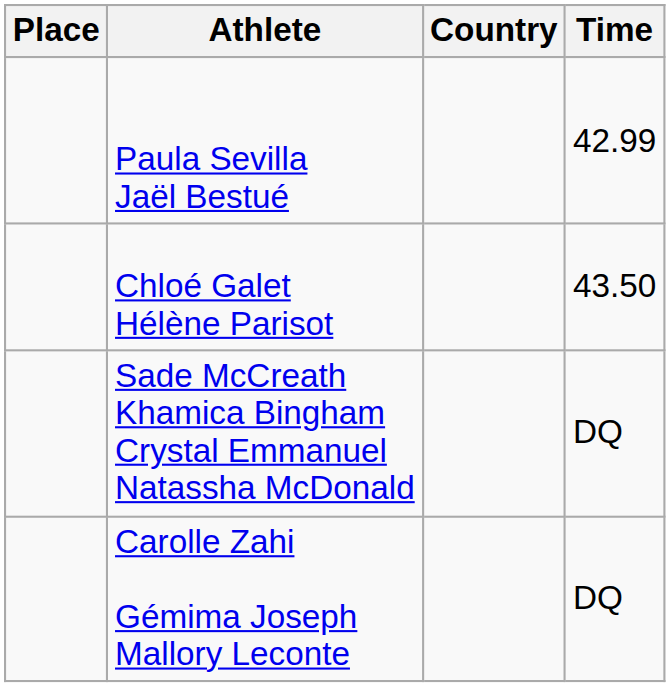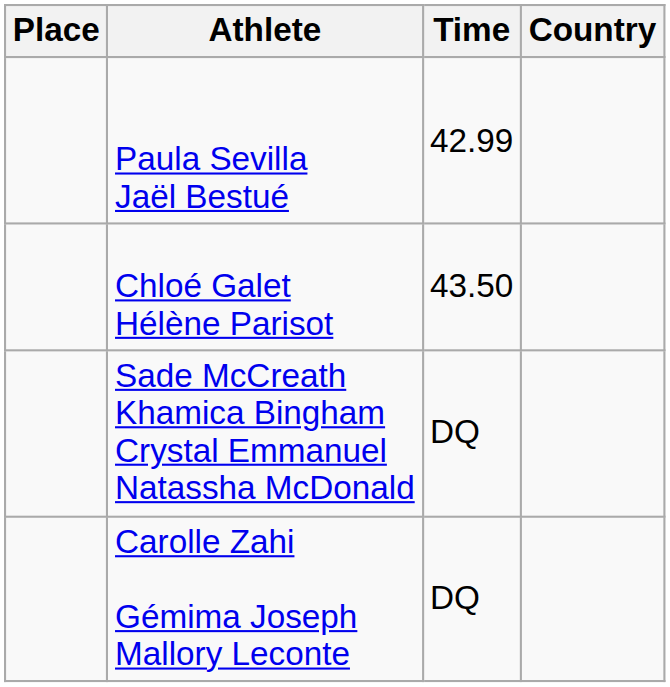columns swapped: (494, 30) <-> (615, 30)
